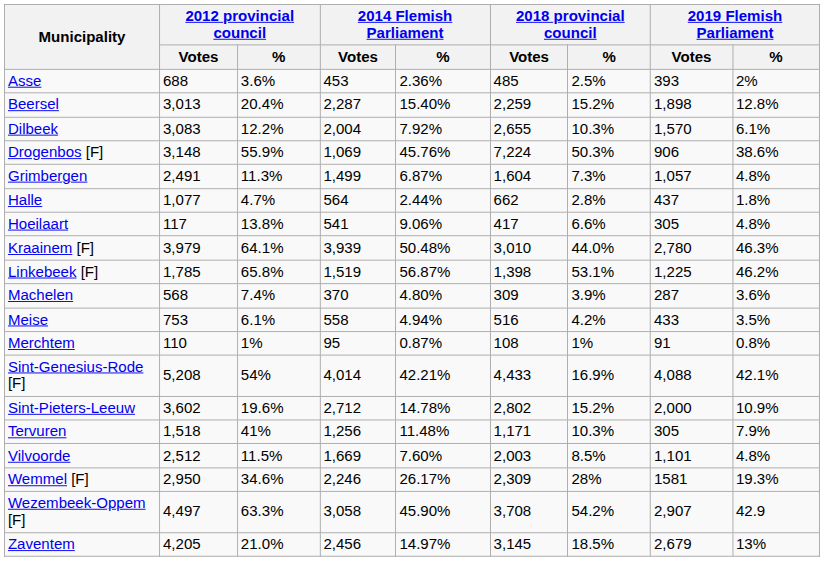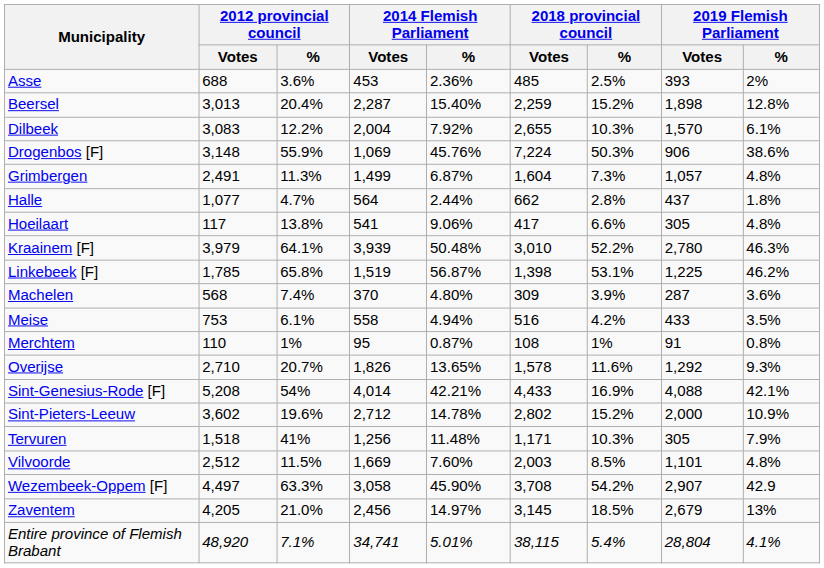(593, 248) 44.0% -> (612, 248) 52.2%
+ row: (36, 367)
- row: (48, 479)
+ row: (95, 542)
